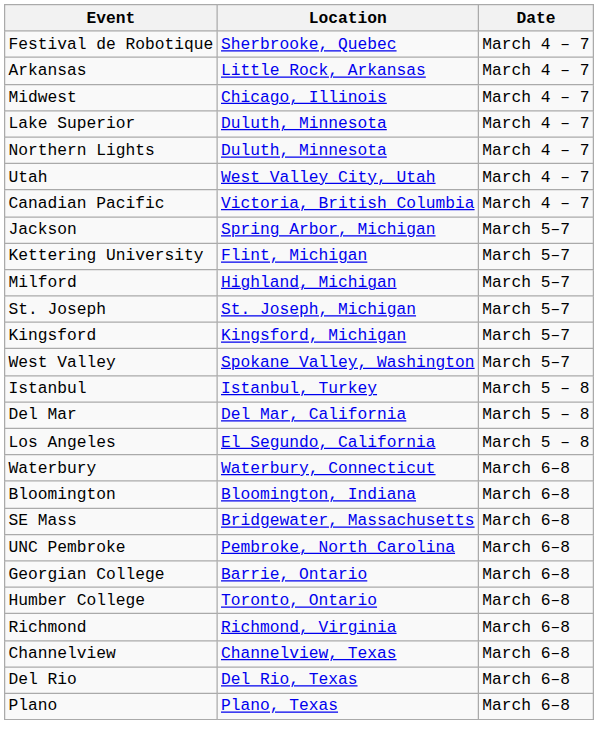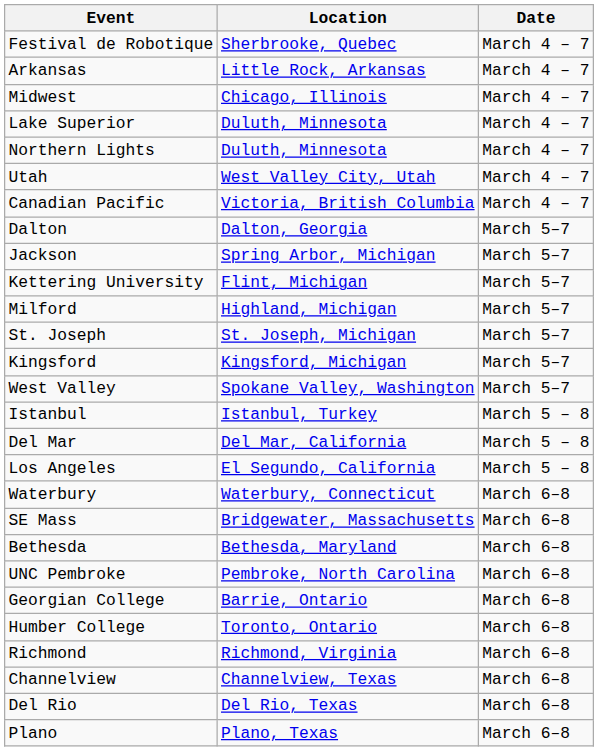+ row: (38, 230)
- row: (62, 495)
+ row: (48, 548)
